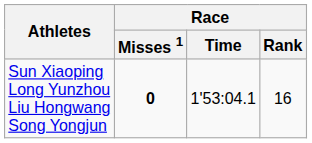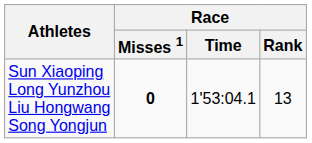(283, 99) 16 -> (283, 99) 13
